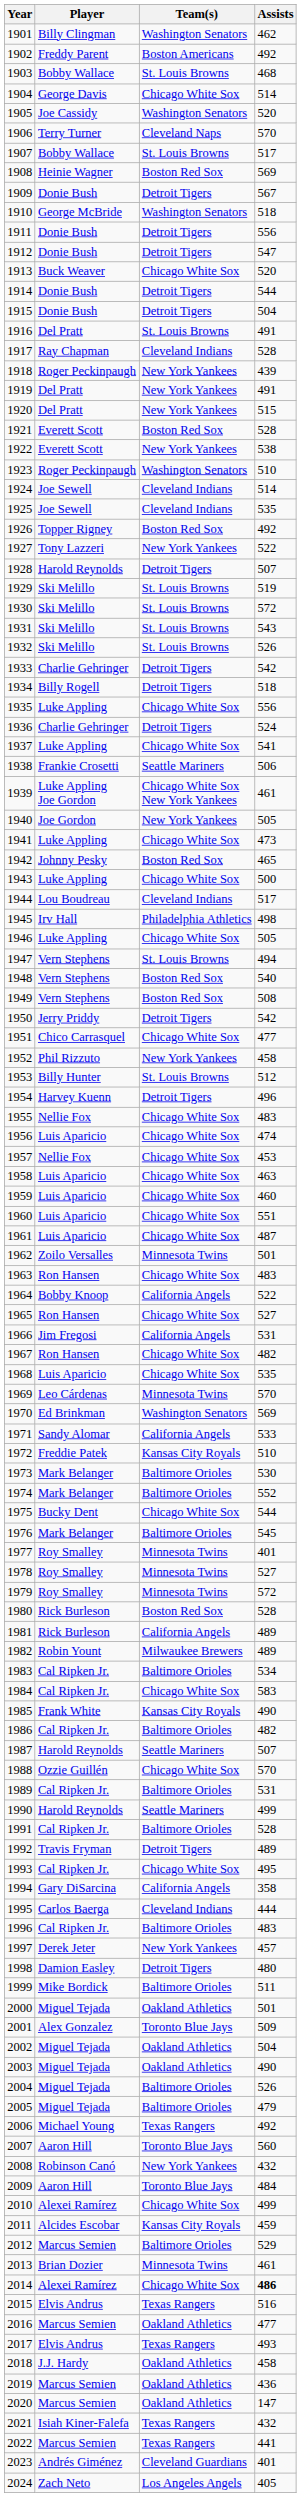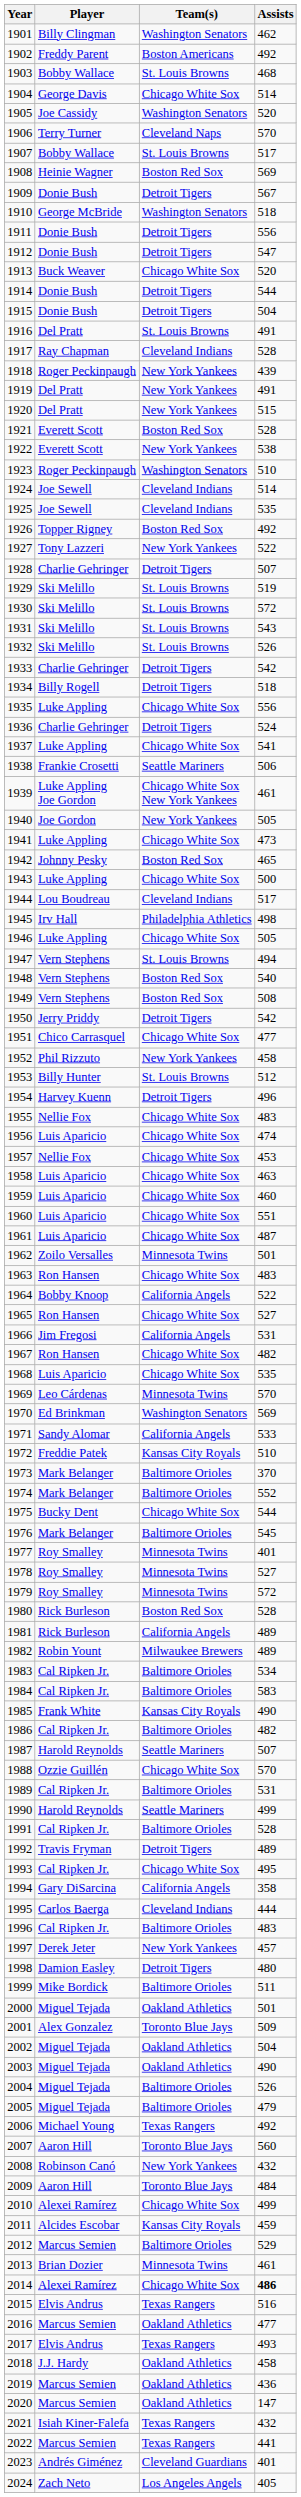(80, 568) Harold Reynolds -> (83, 568) Charlie Gehringer
(267, 1473) 530 -> (267, 1473) 370
(191, 1691) Chicago White Sox -> (187, 1691) Baltimore Orioles
